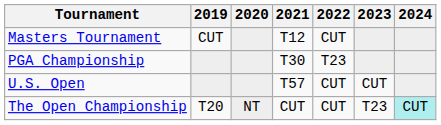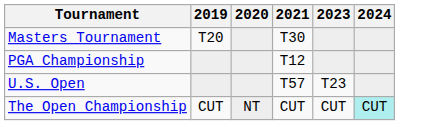- column: (334, 16)
(211, 39) CUT -> (211, 39) T20
(293, 39) T12 -> (293, 39) T30
(293, 62) T30 -> (293, 62) T12
(374, 85) CUT -> (334, 85) T23
(211, 108) T20 -> (211, 108) CUT
(374, 108) T23 -> (334, 108) CUT
